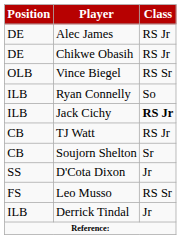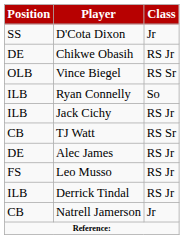rows swapped: (85, 34) <-> (91, 172)
(158, 113) bold -> (160, 113) normal
(156, 133) RS Jr -> (161, 133) RS Sr
- row: (96, 152)
(157, 192) RS Sr -> (160, 172) RS Jr
(147, 212) Jr -> (160, 192) RS Jr
+ row: (98, 212)
